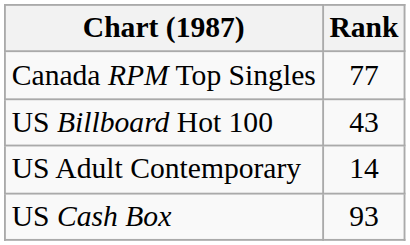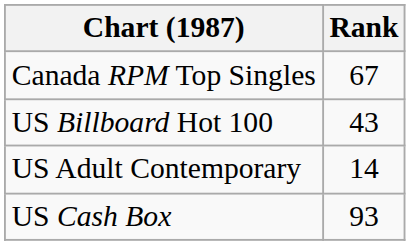(364, 74) 77 -> (364, 74) 67
